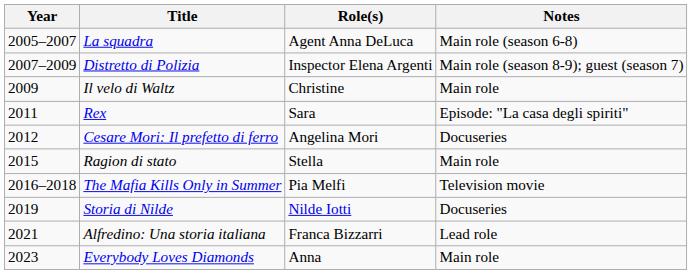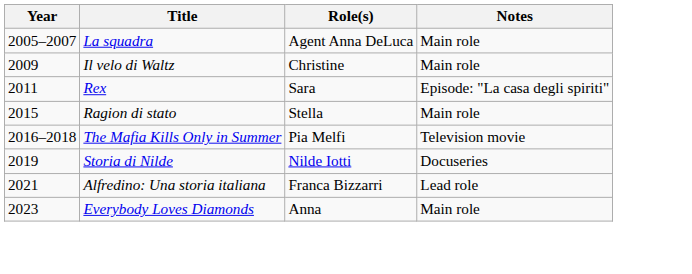(509, 40) Main role (season 6-8) -> (450, 40) Main role
- row: (141, 64)
- row: (181, 137)
